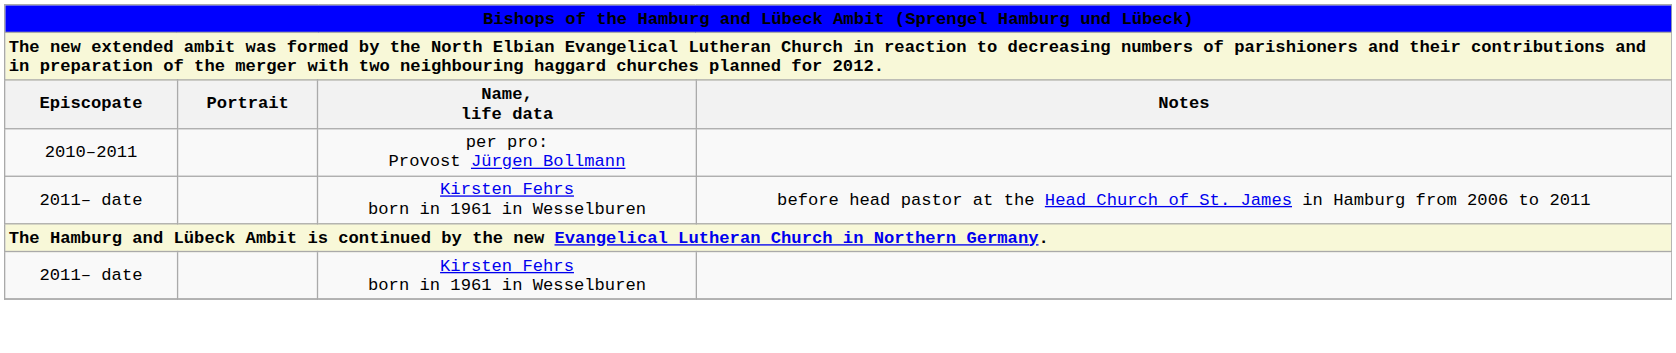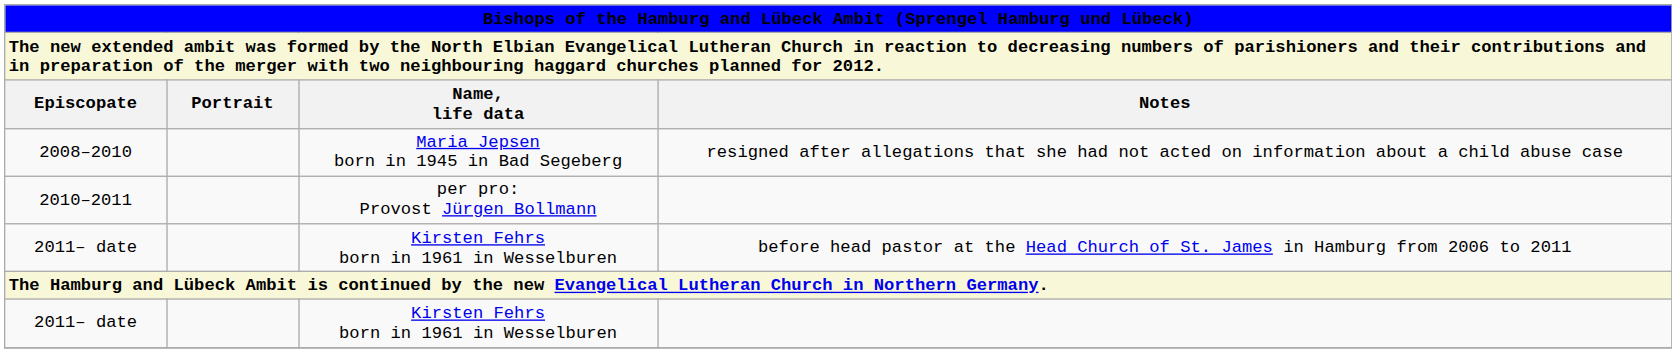+ row: (86, 152)
